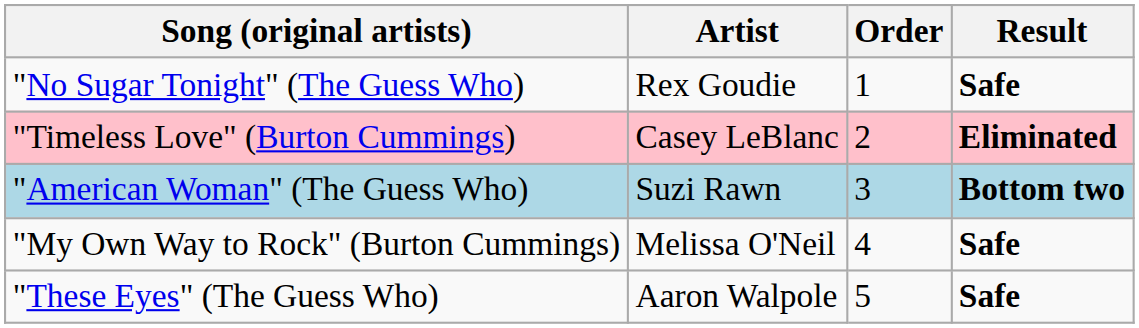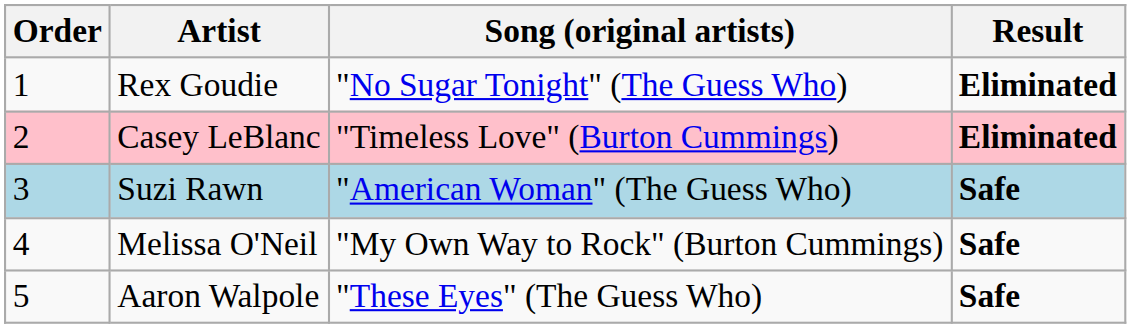columns swapped: (899, 31) <-> (316, 31)
(989, 84) Safe -> (1038, 84) Eliminated
(1042, 190) Bottom two -> (989, 190) Safe
